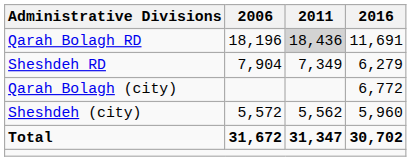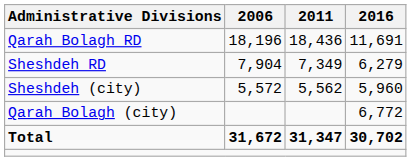(316, 41) lightgrey background -> (316, 41) no background
rows swapped: (93, 89) <-> (75, 113)
